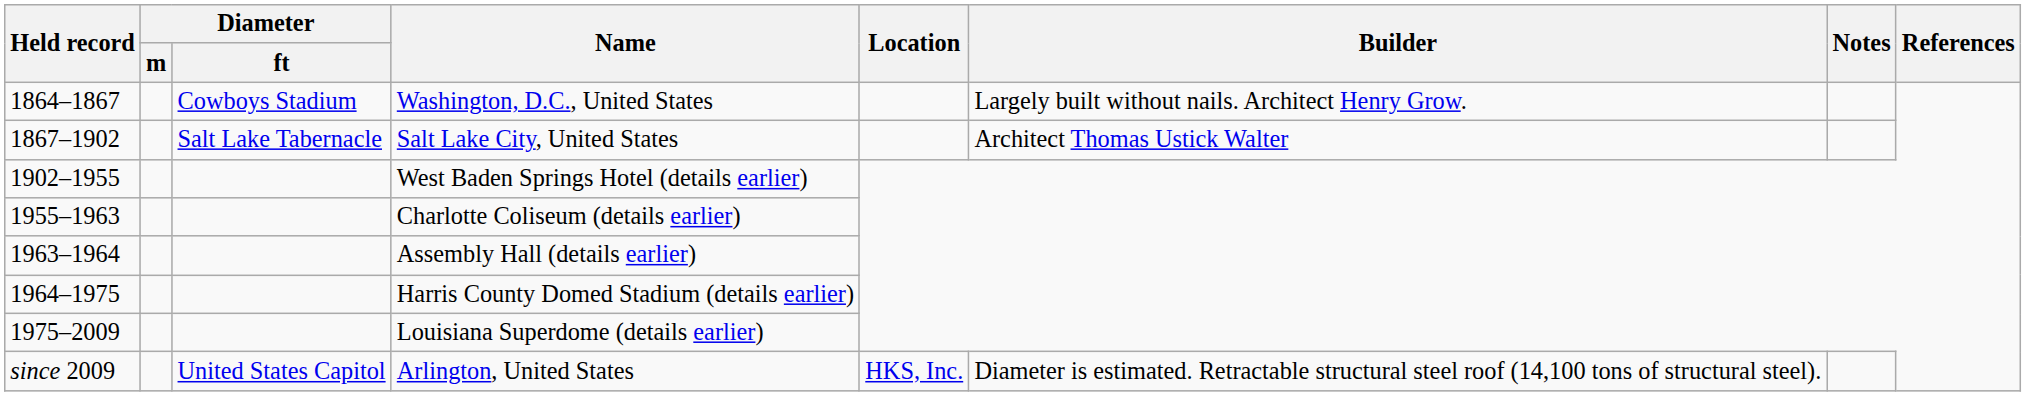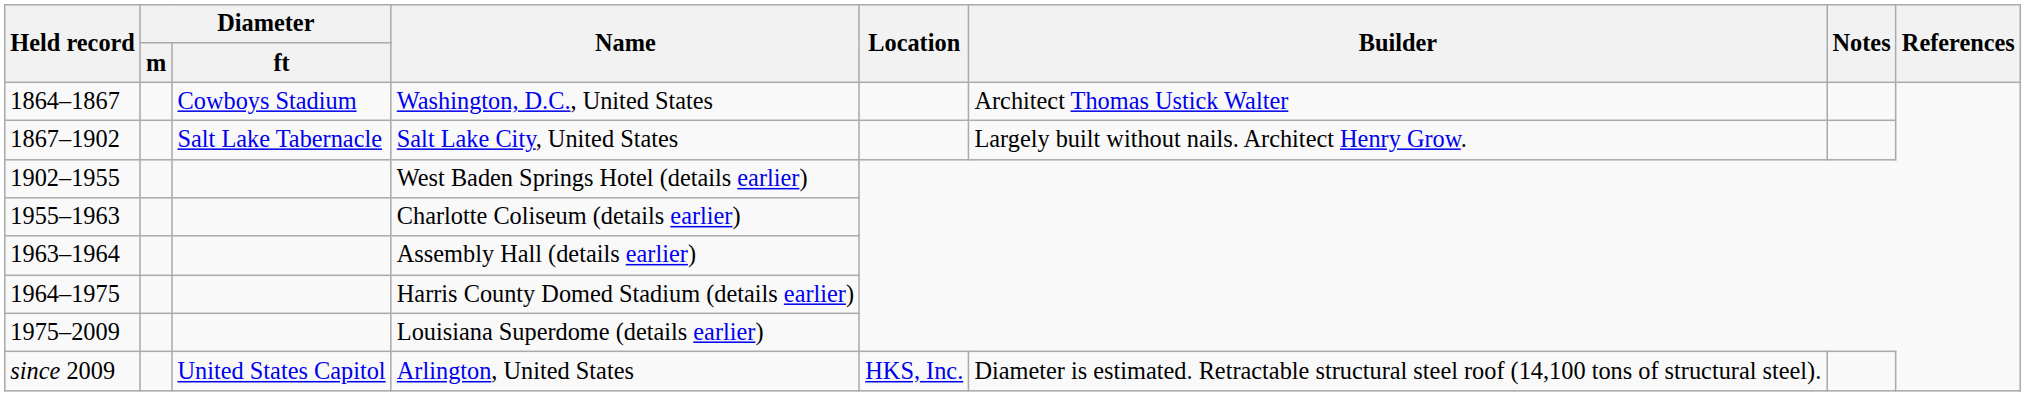(1221, 100) Largely built without nails. Architect Henry Grow. -> (1131, 100) Architect Thomas Ustick Walter
(1131, 139) Architect Thomas Ustick Walter -> (1221, 139) Largely built without nails. Architect Henry Grow.
